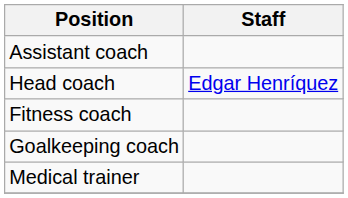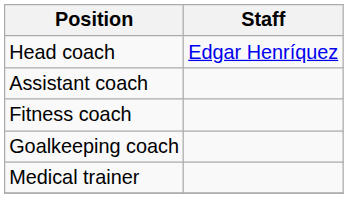rows swapped: (62, 83) <-> (79, 51)
